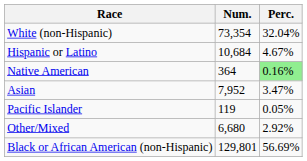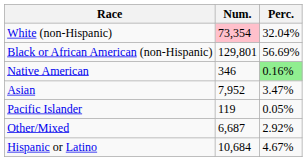(234, 33) no background -> (234, 33) pink background
rows swapped: (110, 147) <-> (52, 52)
(227, 71) 364 -> (227, 71) 346
(231, 128) 6,680 -> (231, 128) 6,687
